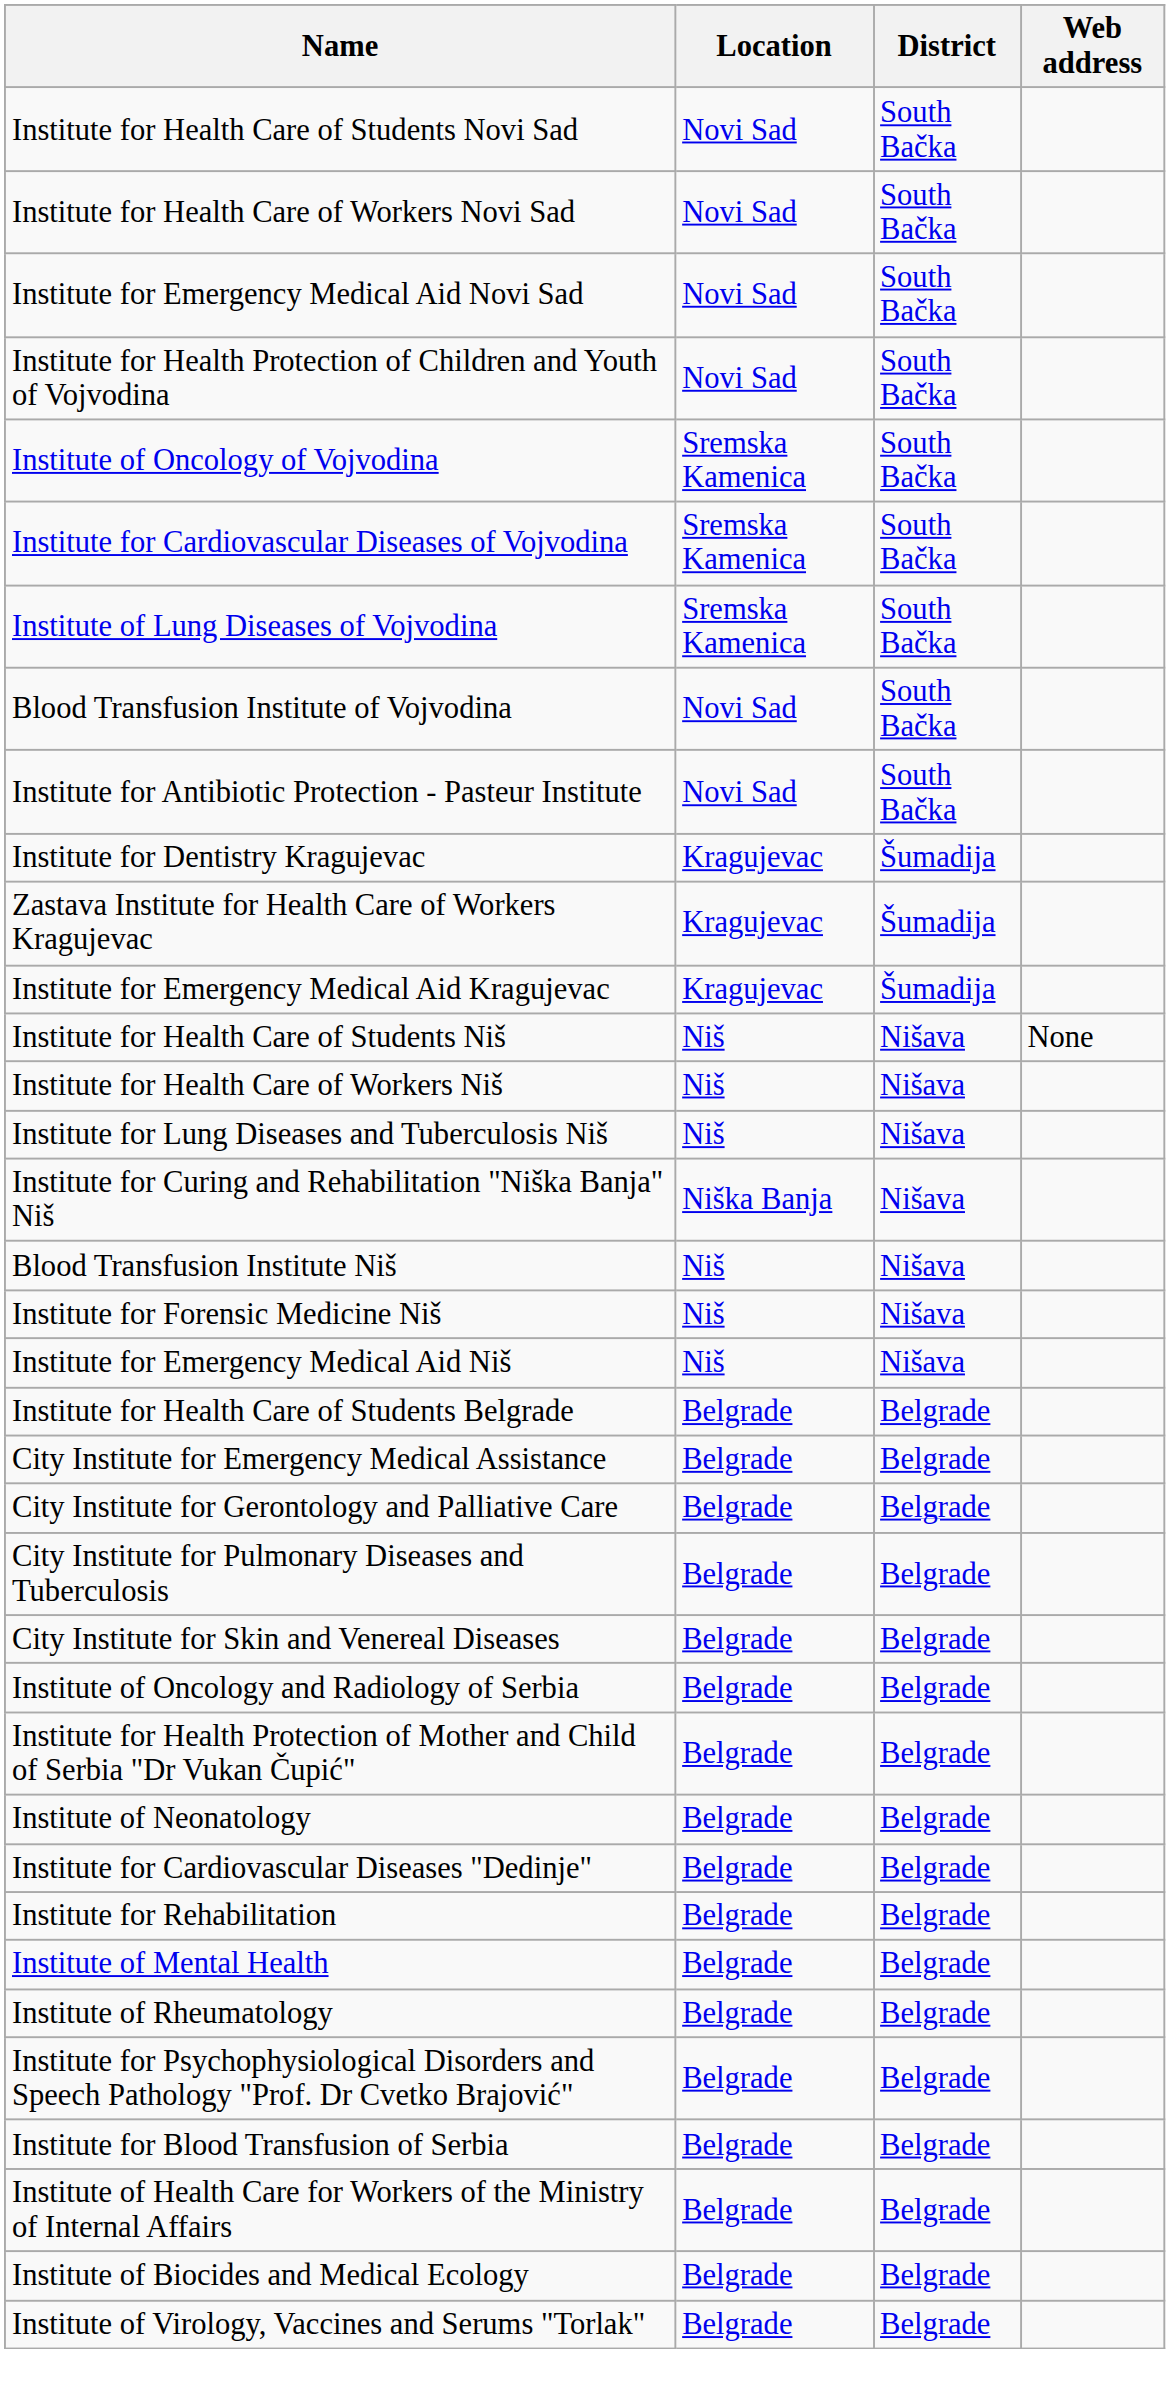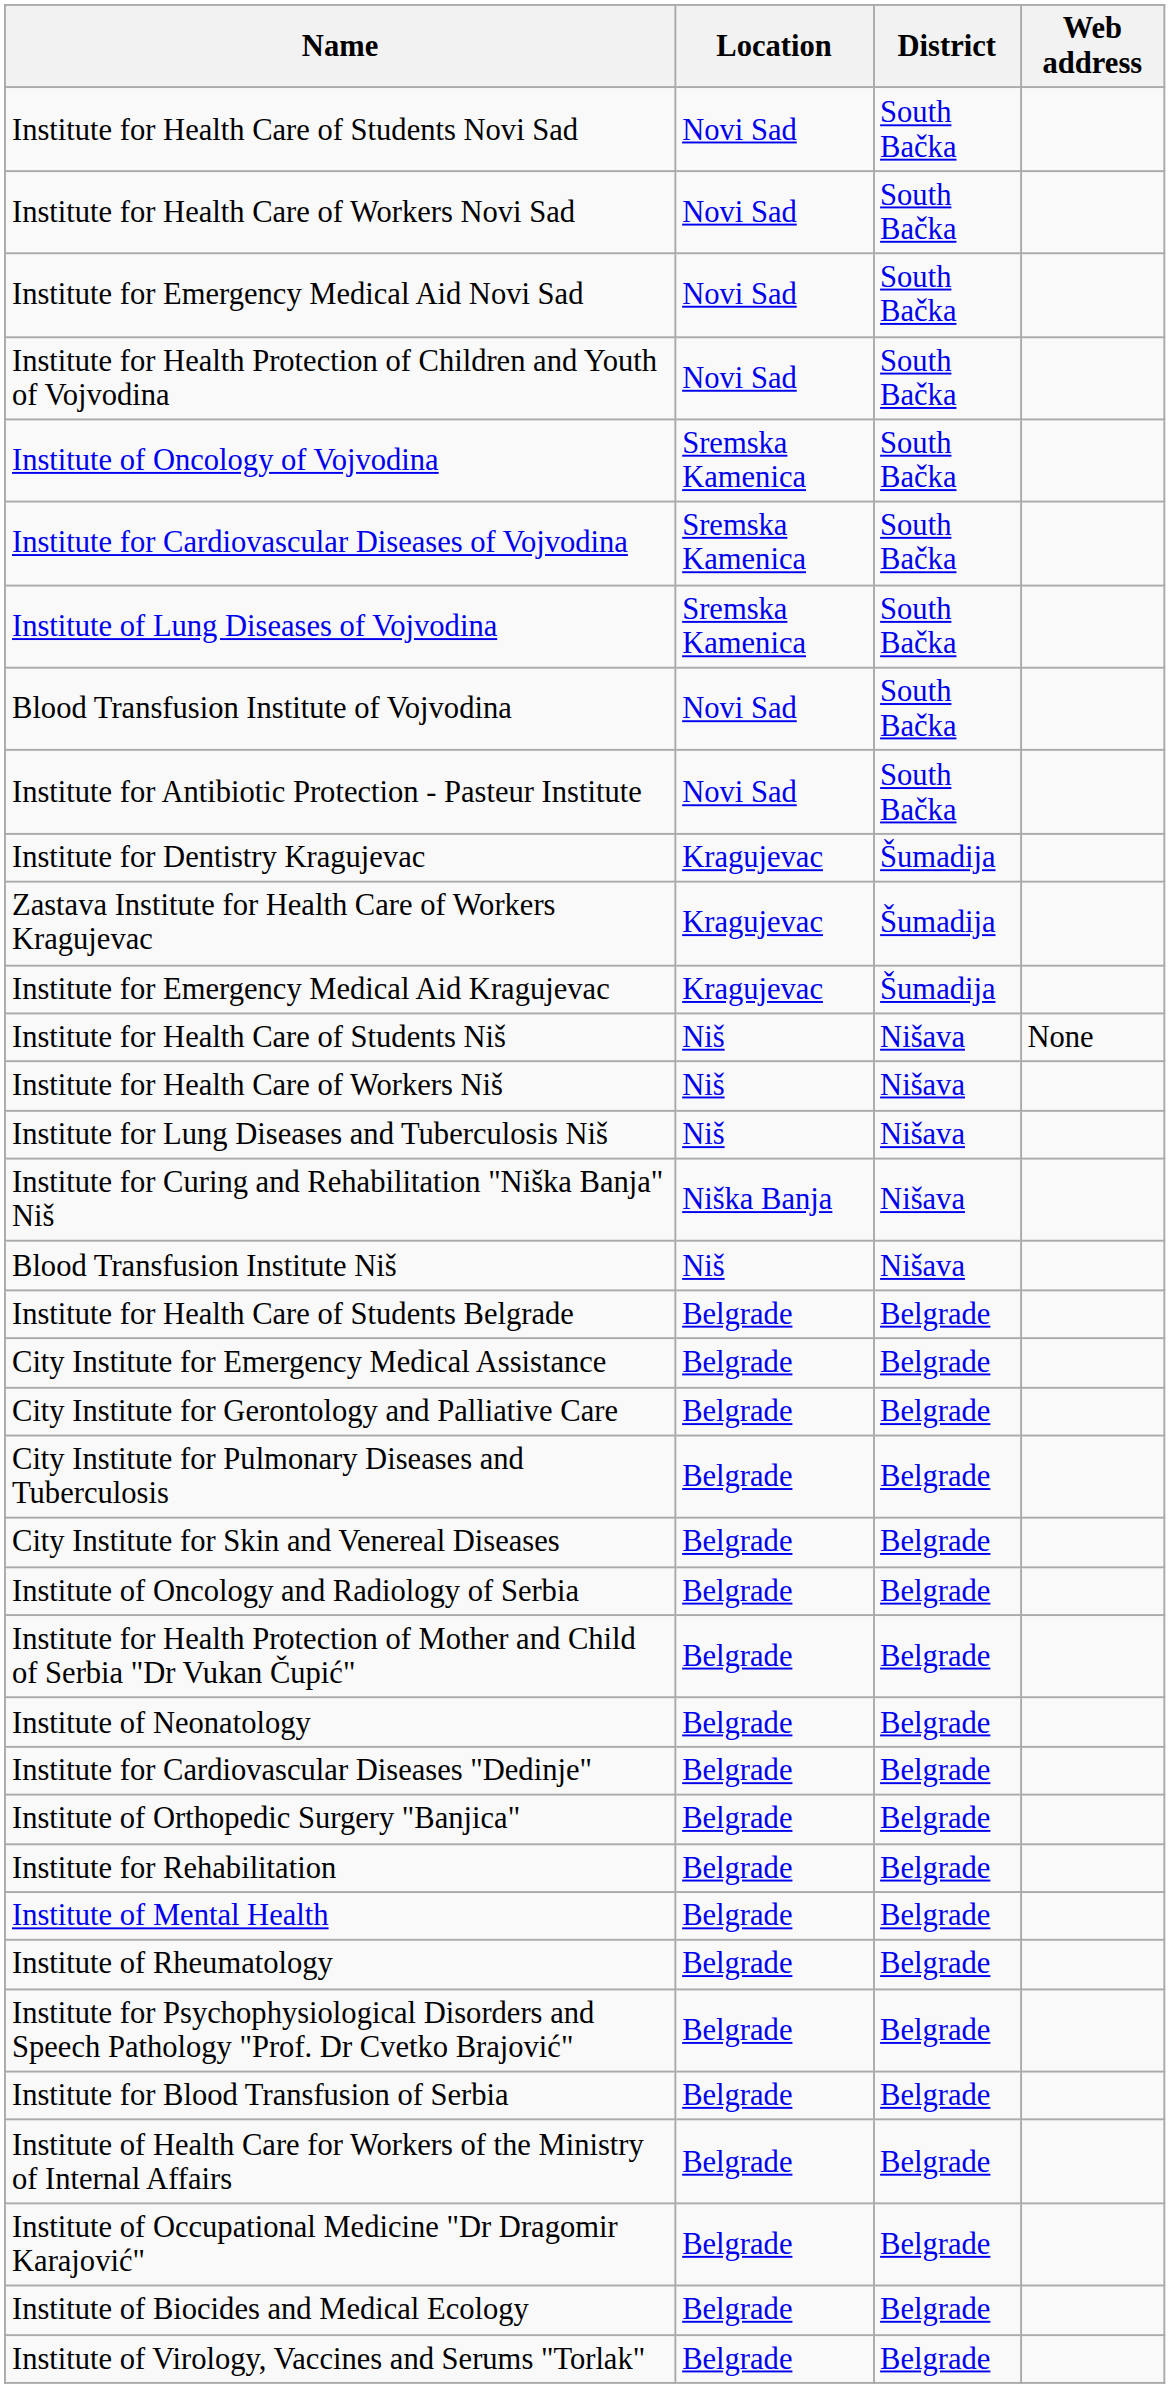- row: (227, 1313)
- row: (262, 1362)
+ row: (266, 1818)
+ row: (315, 2243)
